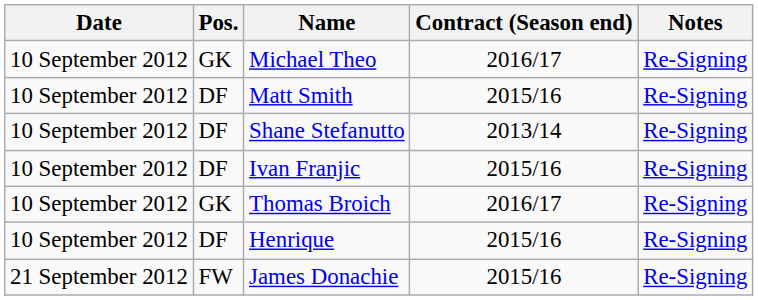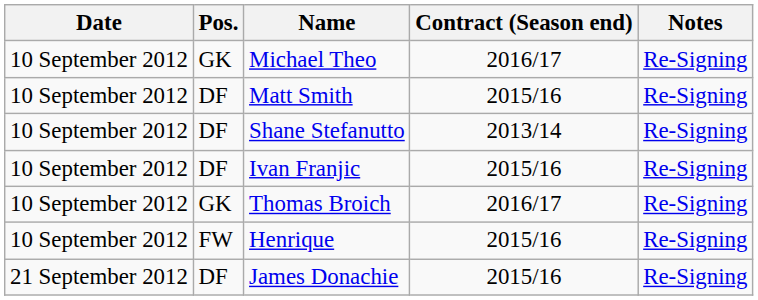(213, 240) DF -> (216, 240) FW
(216, 276) FW -> (213, 276) DF
